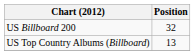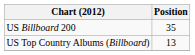(171, 27) 32 -> (171, 27) 35
